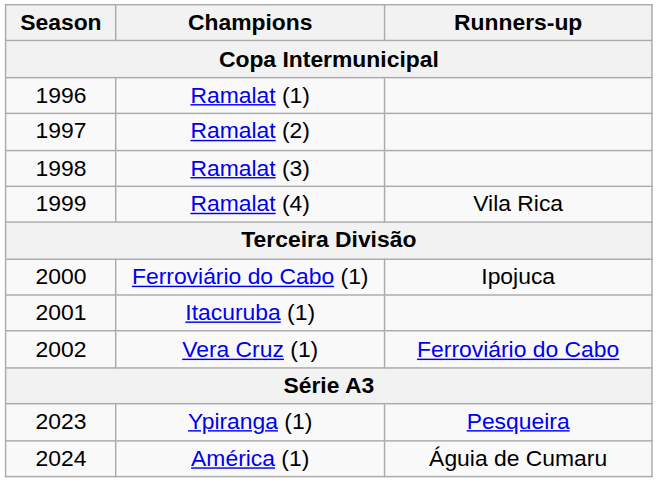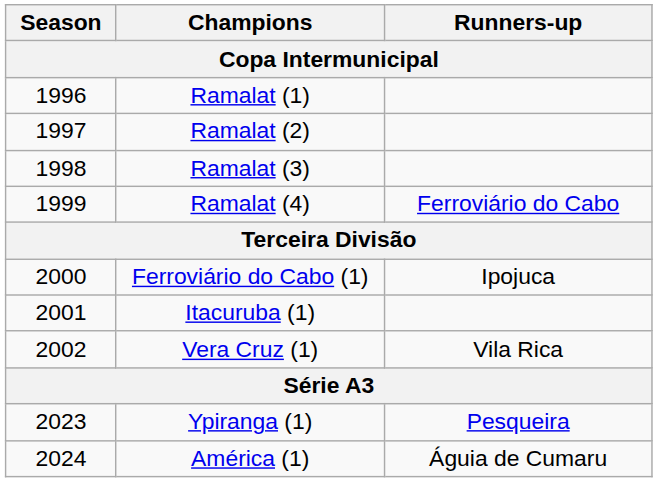(518, 204) Vila Rica -> (518, 204) Ferroviário do Cabo
(518, 349) Ferroviário do Cabo -> (518, 349) Vila Rica
